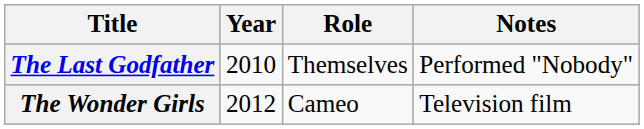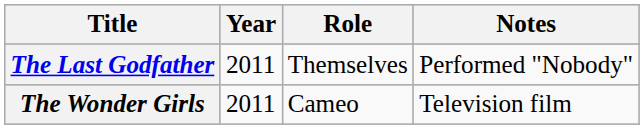(251, 64) 2010 -> (251, 64) 2011
(251, 104) 2012 -> (251, 104) 2011
